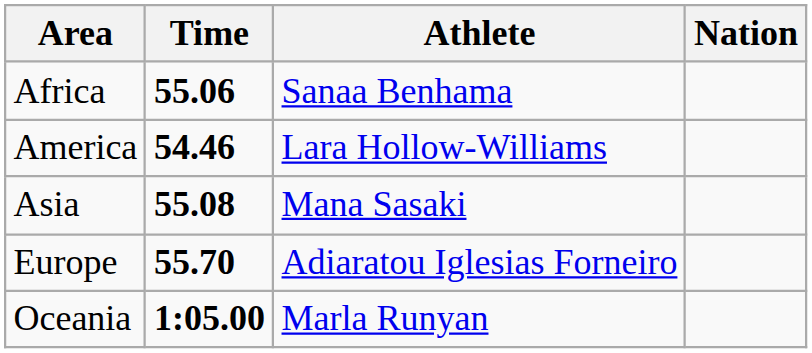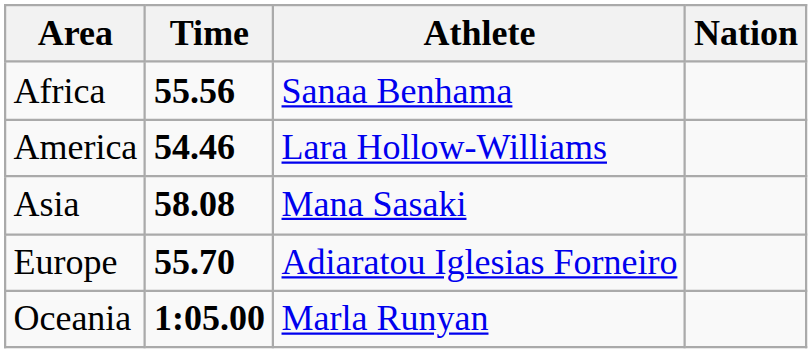(194, 90) 55.06 -> (194, 90) 55.56
(194, 204) 55.08 -> (194, 204) 58.08
